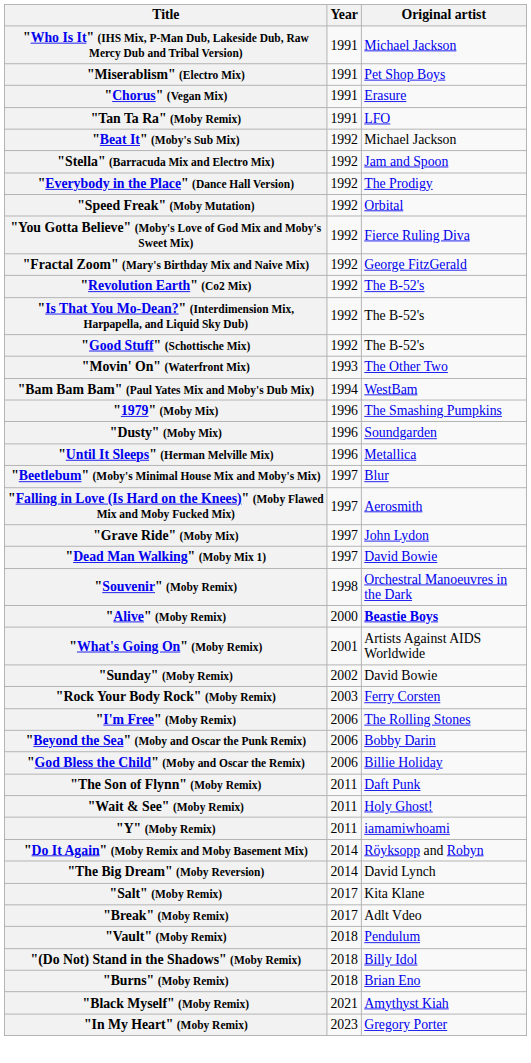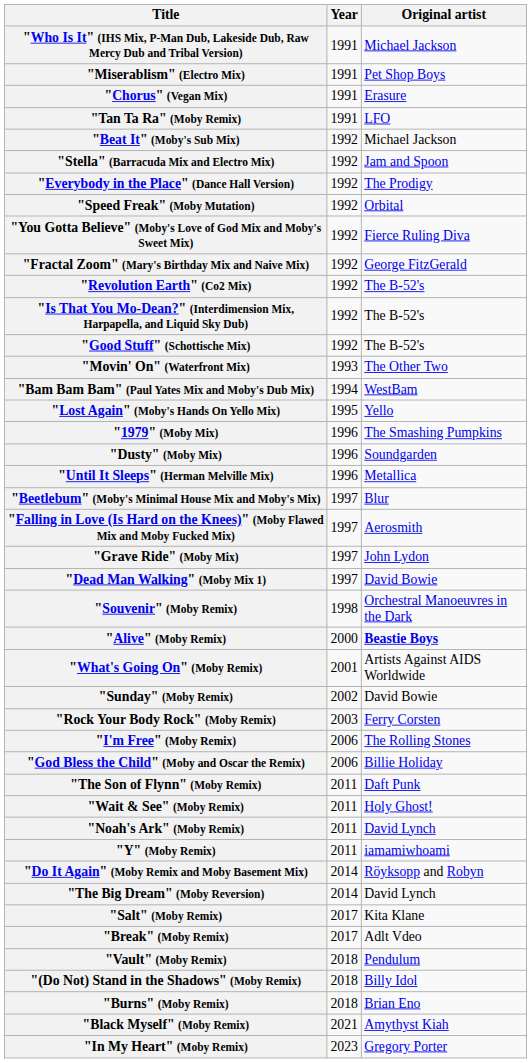+ row: (166, 411)
- row: (166, 741)
+ row: (166, 828)
